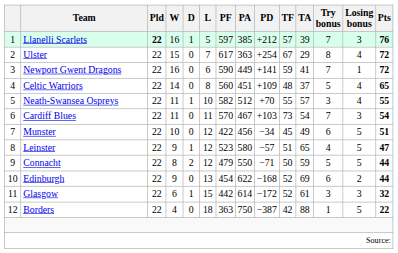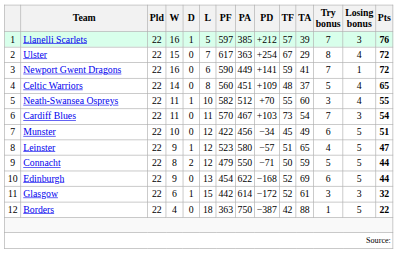(157, 39) bold -> (157, 39) normal
(305, 101) 57 -> (305, 101) 60
(359, 178) 2 -> (359, 178) 5
